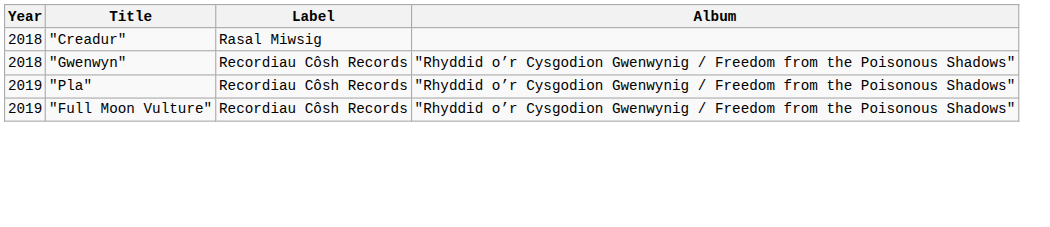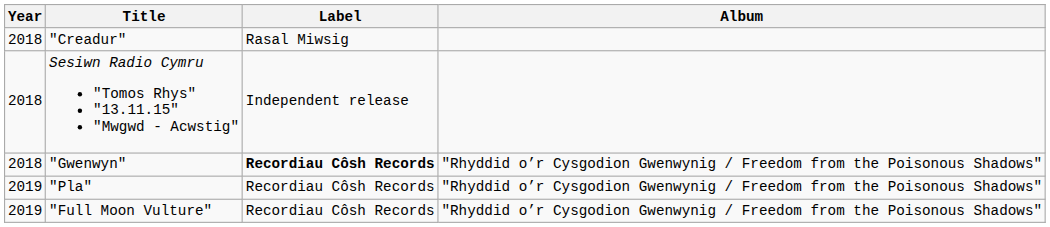+ row: (144, 95)
(313, 63) normal -> (340, 164) bold
